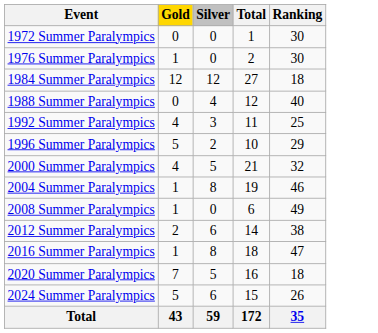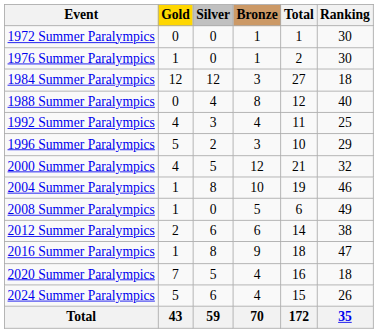+ column: (257, 15)
